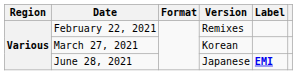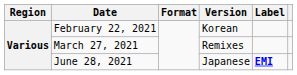(223, 29) Remixes -> (220, 29) Korean
(220, 45) Korean -> (223, 45) Remixes
